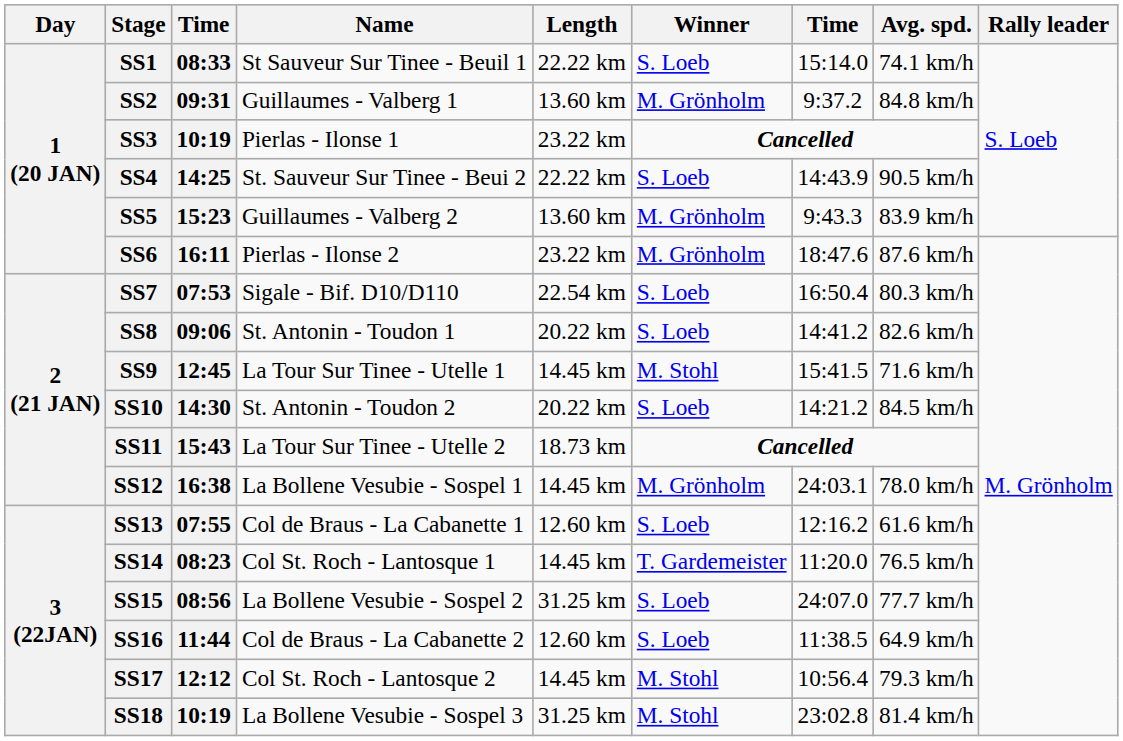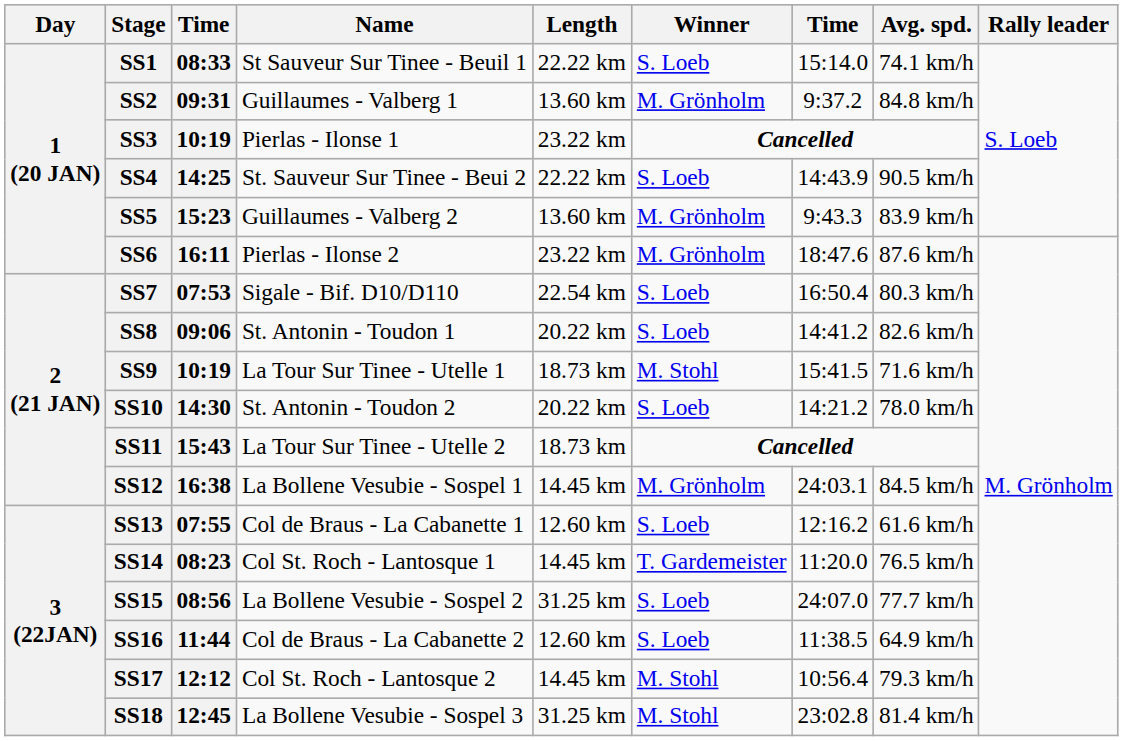(204, 370) 12:45 -> (204, 370) 10:19
(582, 370) 14.45 km -> (582, 370) 18.73 km
(926, 408) 84.5 km/h -> (926, 408) 78.0 km/h
(926, 485) 78.0 km/h -> (926, 485) 84.5 km/h
(204, 716) 10:19 -> (204, 716) 12:45
